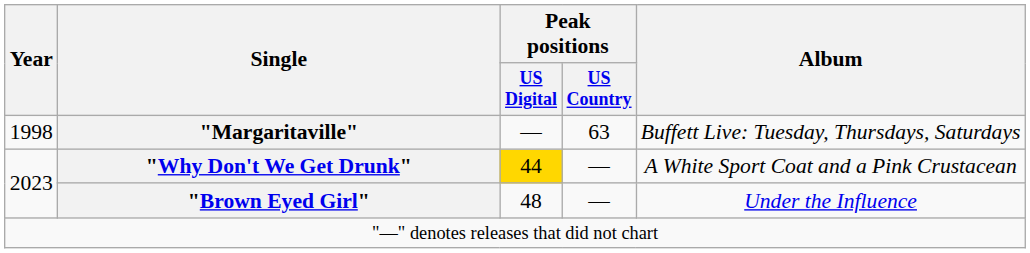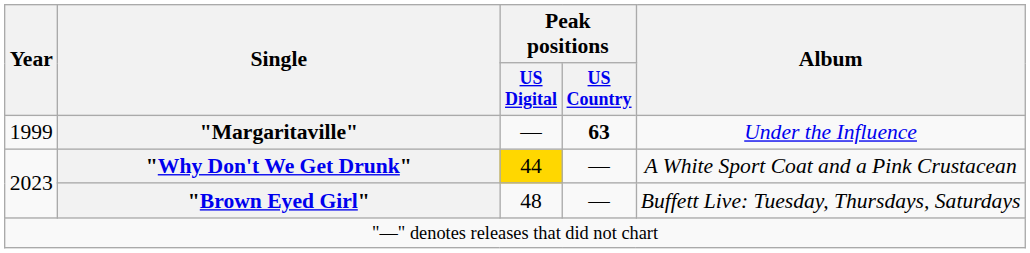(31, 131) 1998 -> (31, 131) 1999
(599, 131) normal -> (599, 131) bold
(831, 131) Buffett Live: Tuesday, Thursdays, Saturdays -> (831, 131) Under the Influence
(831, 200) Under the Influence -> (831, 200) Buffett Live: Tuesday, Thursdays, Saturdays
